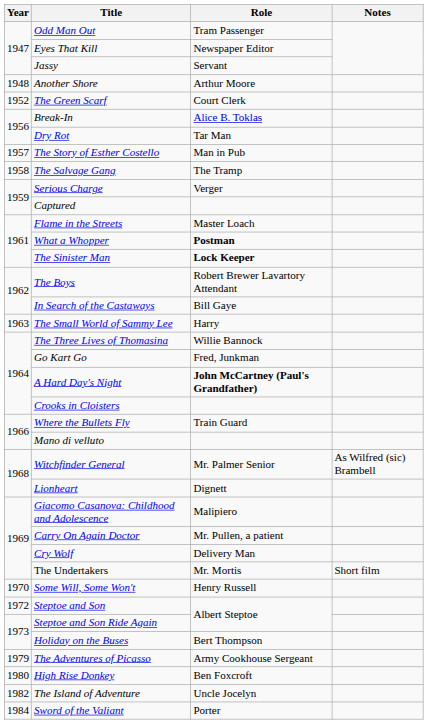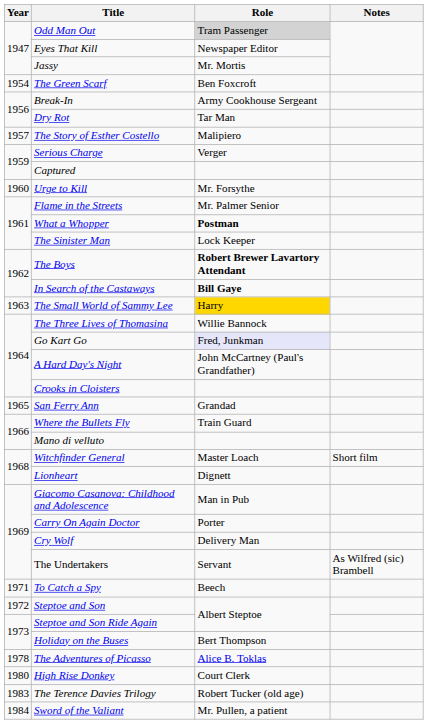(229, 30) no background -> (233, 30) lightgrey background
(210, 65) Servant -> (221, 65) Mr. Mortis
- row: (66, 83)
(18, 100) 1952 -> (18, 83) 1954
(220, 100) Court Clerk -> (227, 83) Ben Foxcroft
(228, 118) Alice B. Toklas -> (257, 100) Army Cookhouse Sergeant
(219, 153) Man in Pub -> (219, 135) Malipiero
- row: (75, 170)
+ row: (61, 188)
(224, 223) Master Loach -> (238, 205) Mr. Palmer Senior
(224, 258) bold -> (226, 240) normal
(249, 282) normal -> (258, 264) bold
(215, 305) normal -> (219, 288) bold
(206, 323) no background -> (210, 305) gold background
(226, 358) no background -> (230, 340) lavender background
(251, 382) bold -> (250, 364) normal
+ row: (66, 405)
(234, 464) Mr. Palmer Senior -> (228, 458) Master Loach
(370, 464) As Wilfred (sic) Brambell -> (355, 458) Short film
(215, 511) Malipiero -> (223, 499) Man in Pub
(238, 535) Mr. Pullen, a patient -> (211, 523) Porter
(217, 570) Mr. Mortis -> (214, 564) Servant
(357, 570) Short film -> (368, 564) As Wilfred (sic) Brambell
- row: (85, 588)
+ row: (67, 588)
(18, 658) 1979 -> (18, 658) 1978
(253, 658) Army Cookhouse Sergeant -> (232, 658) Alice B. Toklas
(223, 675) Ben Foxcroft -> (224, 675) Court Clerk
- row: (87, 693)
+ row: (95, 693)
(207, 710) Porter -> (242, 710) Mr. Pullen, a patient
